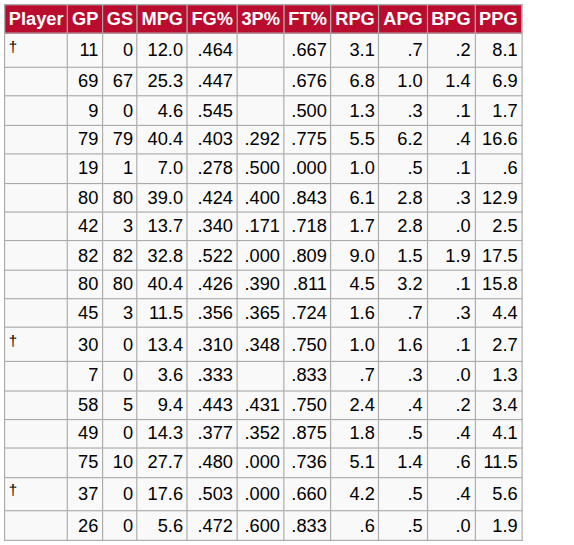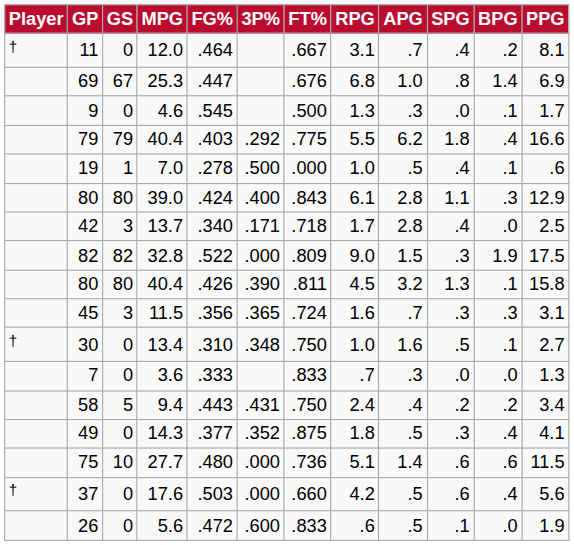+ column: (450, 18)
(505, 313) 4.4 -> (552, 313) 3.1
